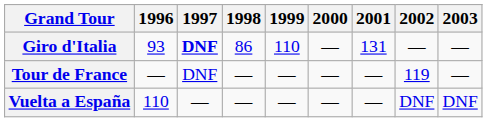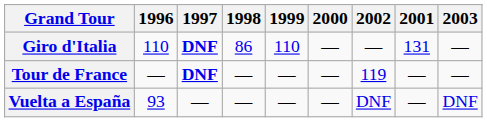columns swapped: (373, 18) <-> (417, 18)
(156, 46) 93 -> (156, 46) 110
(200, 74) normal -> (200, 74) bold
(156, 102) 110 -> (156, 102) 93
